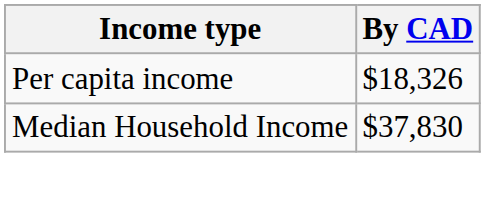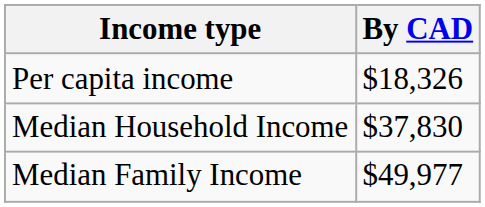+ row: (157, 175)
